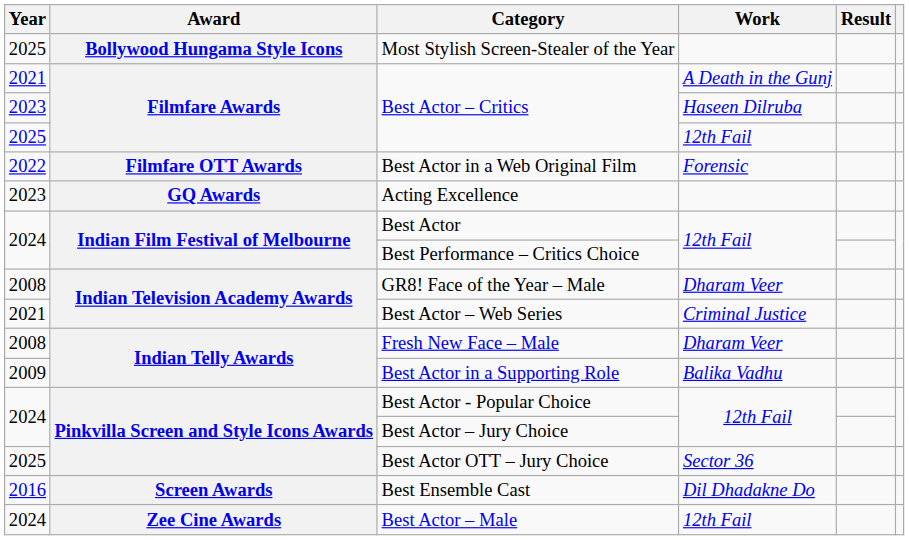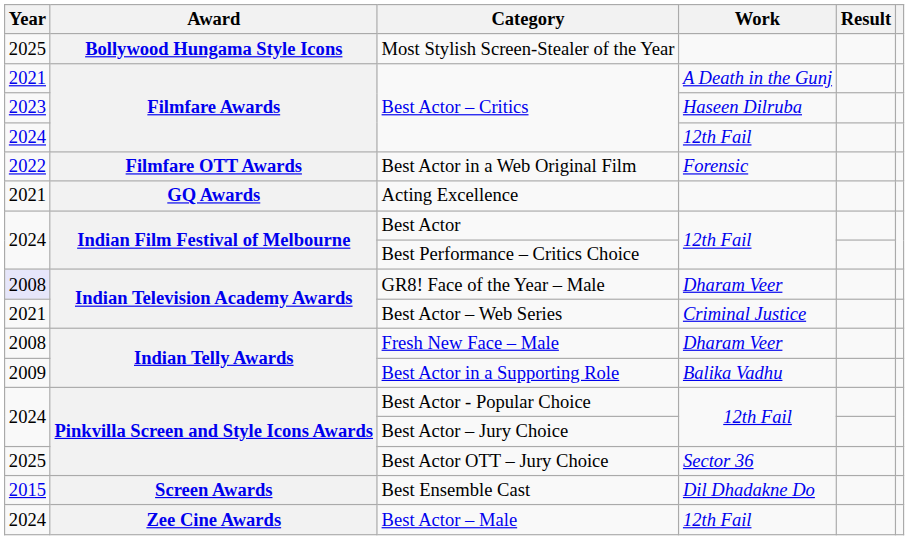(27, 136) 2025 -> (27, 136) 2024
(27, 195) 2023 -> (27, 195) 2021
(27, 284) no background -> (27, 284) lavender background
(27, 490) 2016 -> (27, 490) 2015
